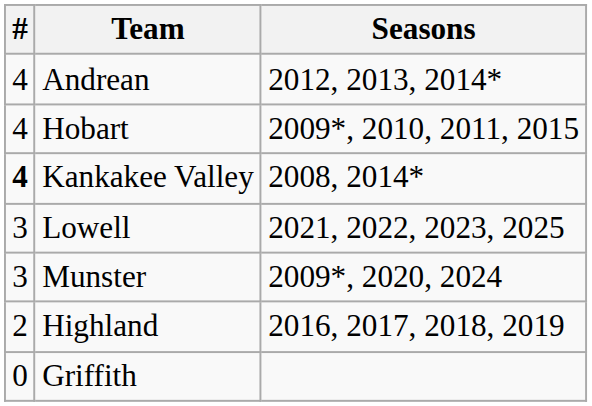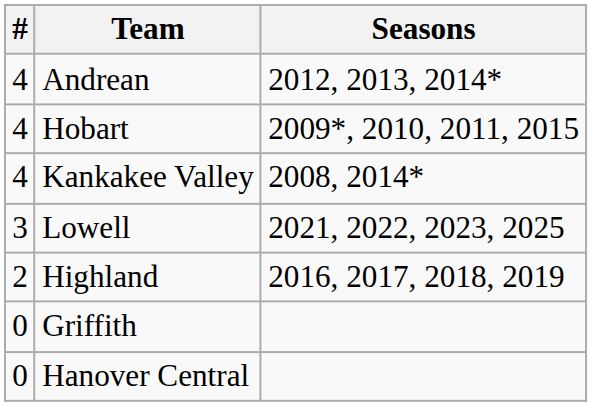(20, 177) bold -> (20, 177) normal
- row: (94, 276)
+ row: (146, 375)
